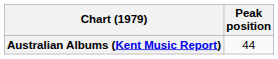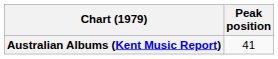(249, 44) 44 -> (249, 44) 41
